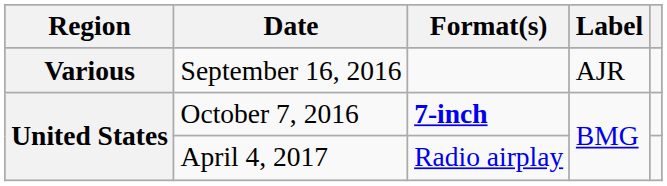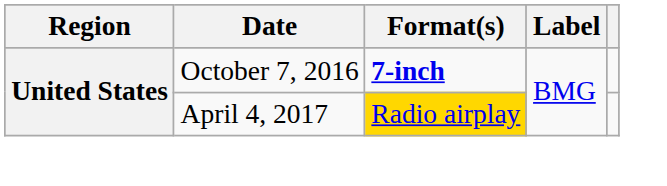- row: (291, 69)
(489, 157) no background -> (446, 113) gold background
